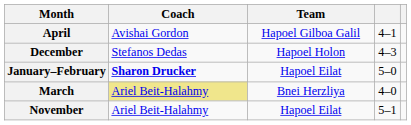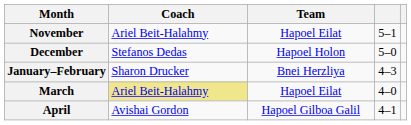rows swapped: (56, 110) <-> (56, 33)
(387, 52) 4–3 -> (387, 52) 5–0
(154, 71) bold -> (150, 71) normal
(311, 71) Hapoel Eilat -> (311, 71) Bnei Herzliya
(387, 71) 5–0 -> (387, 71) 4–3
(311, 91) Bnei Herzliya -> (311, 91) Hapoel Eilat
